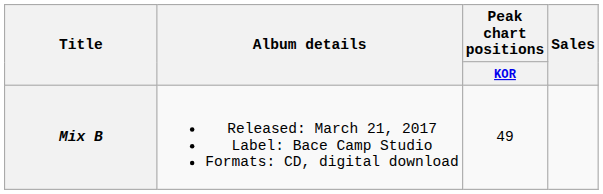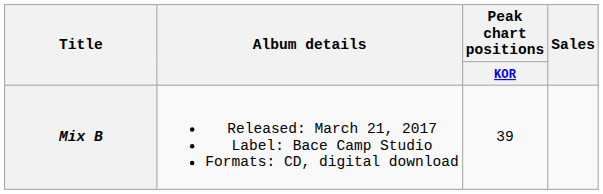(505, 137) 49 -> (505, 137) 39
